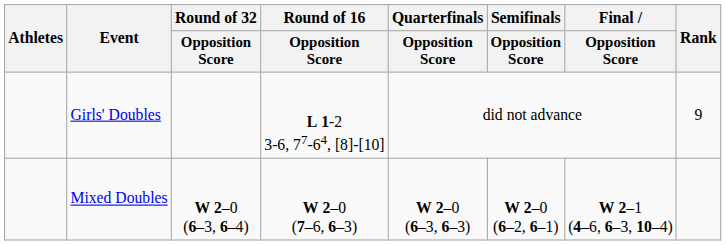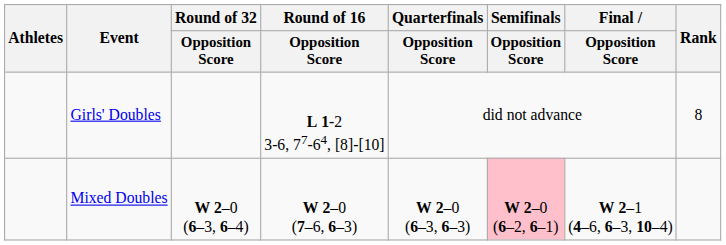(698, 115) 9 -> (698, 115) 8
(526, 217) no background -> (526, 217) pink background
